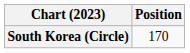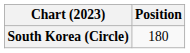(158, 36) 170 -> (158, 36) 180
